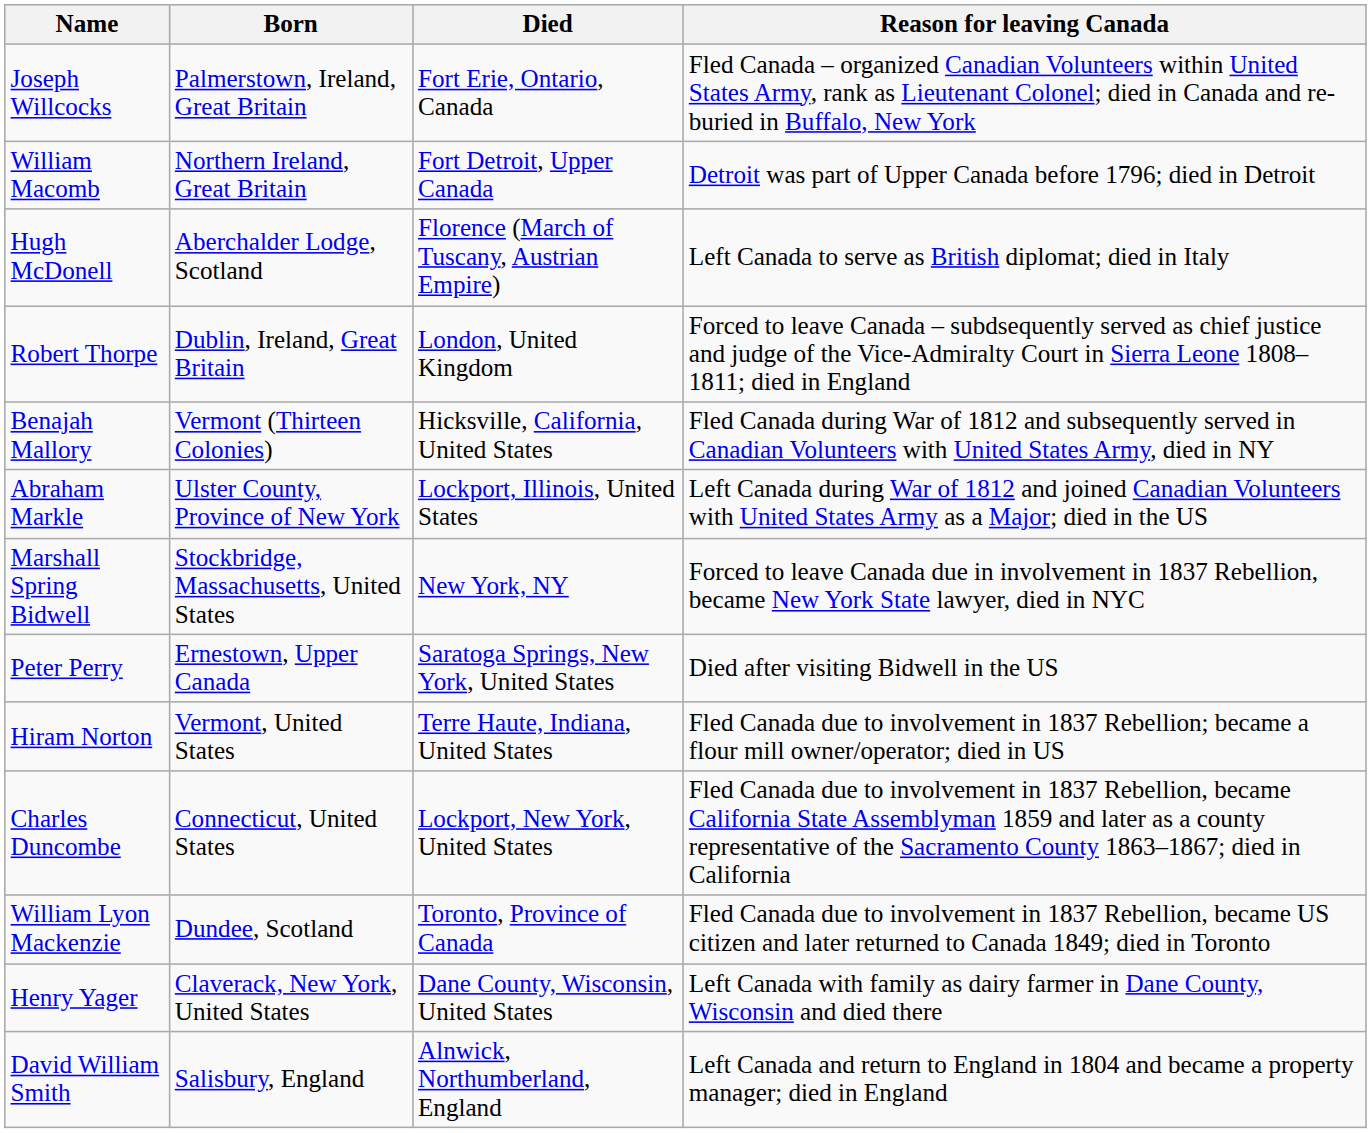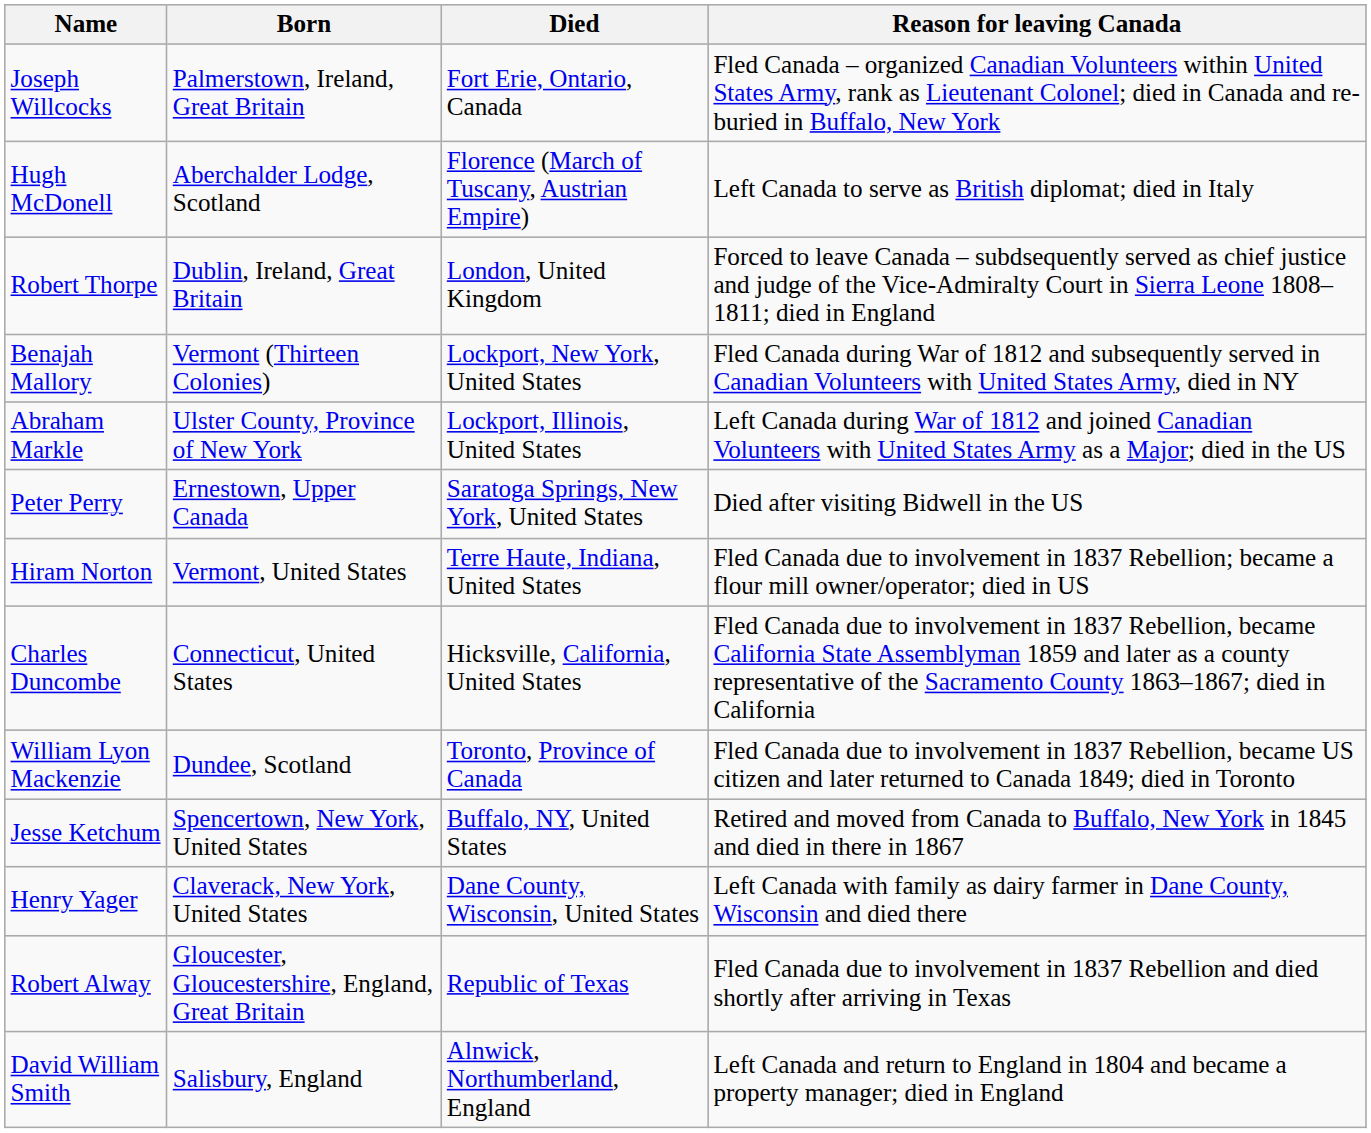- row: (55, 174)
(530, 435) Hicksville, California, United States -> (553, 367) Lockport, New York, United States
- row: (55, 585)
(524, 832) Lockport, New York, United States -> (559, 668) Hicksville, California, United States
+ row: (86, 832)
+ row: (81, 982)
